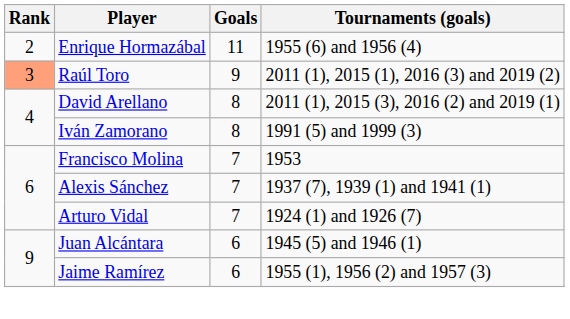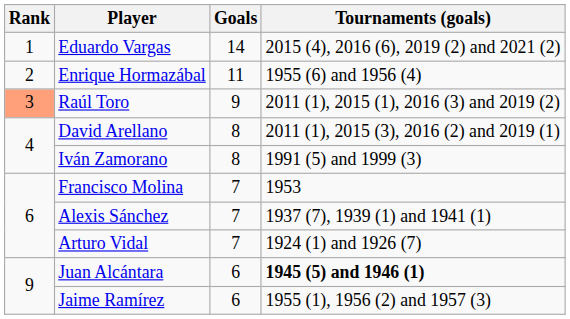+ row: (114, 46)
(343, 243) normal -> (345, 272) bold
